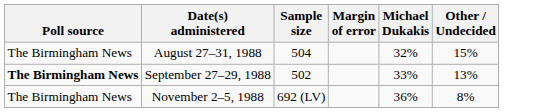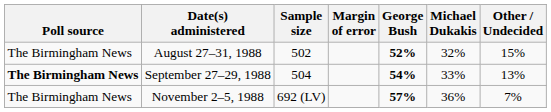+ column: (403, 23)
(301, 53) 504 -> (301, 53) 502
(301, 75) 502 -> (301, 75) 504
(466, 97) 8% -> (513, 97) 7%
